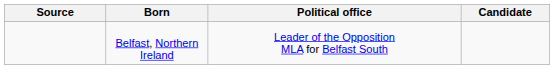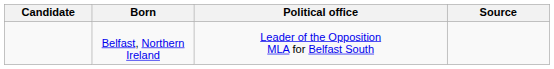columns swapped: (505, 13) <-> (55, 13)
